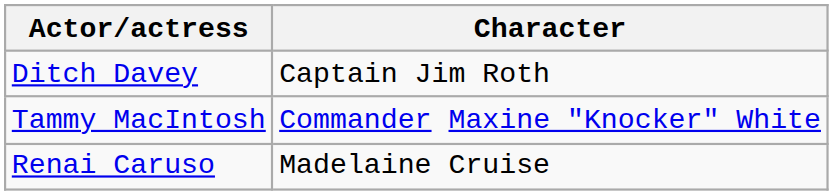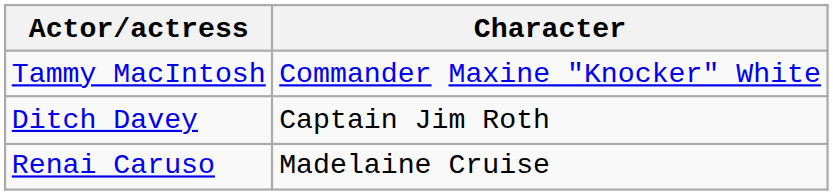rows swapped: (139, 120) <-> (105, 74)
